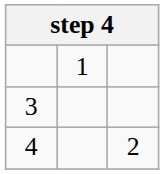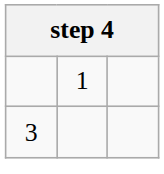- row: (31, 147)
